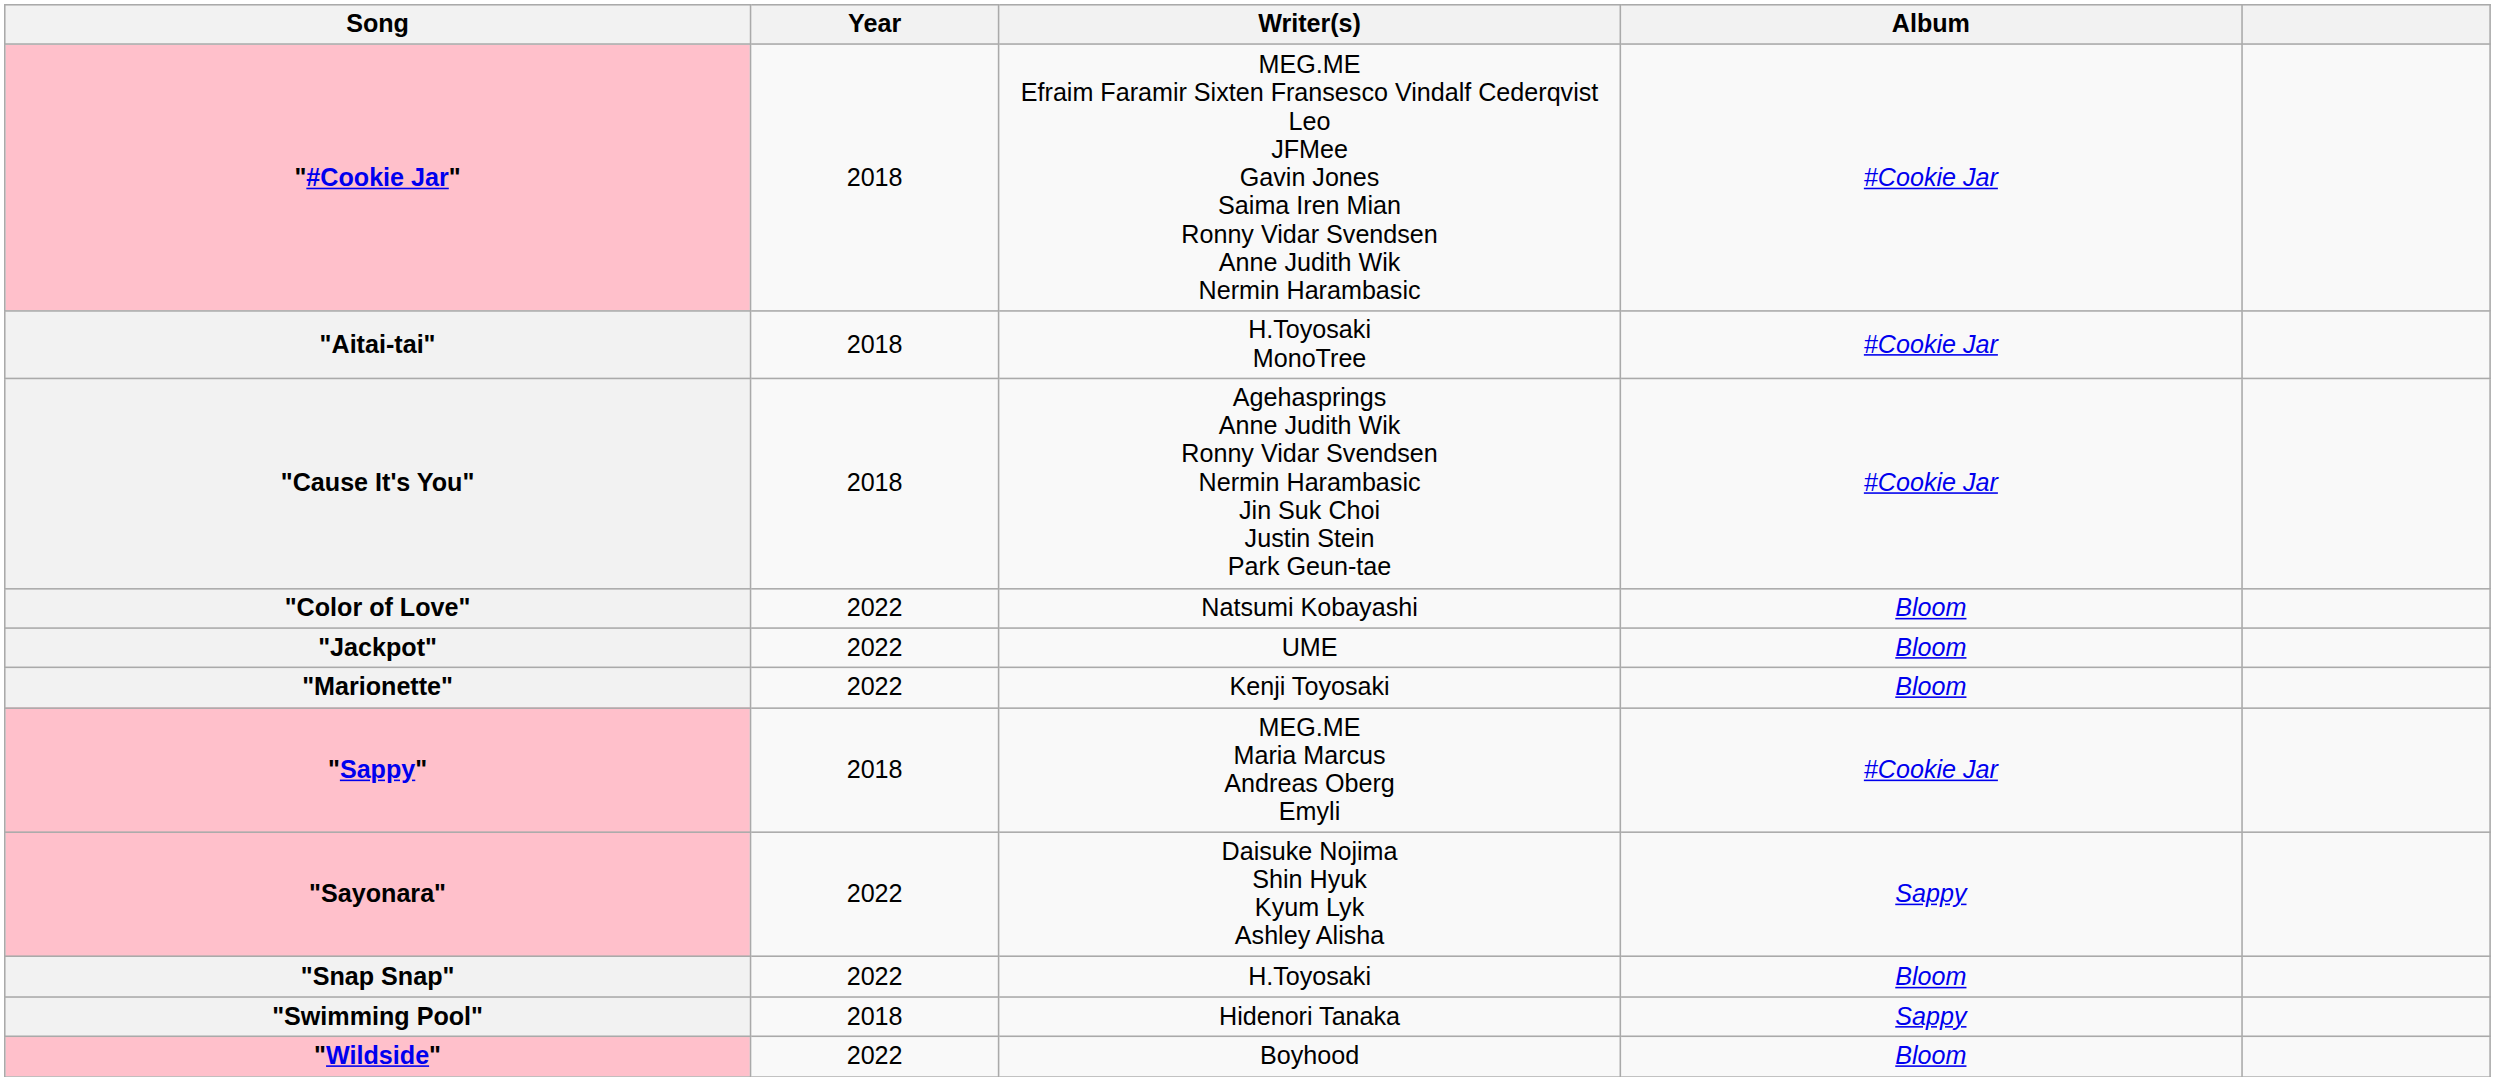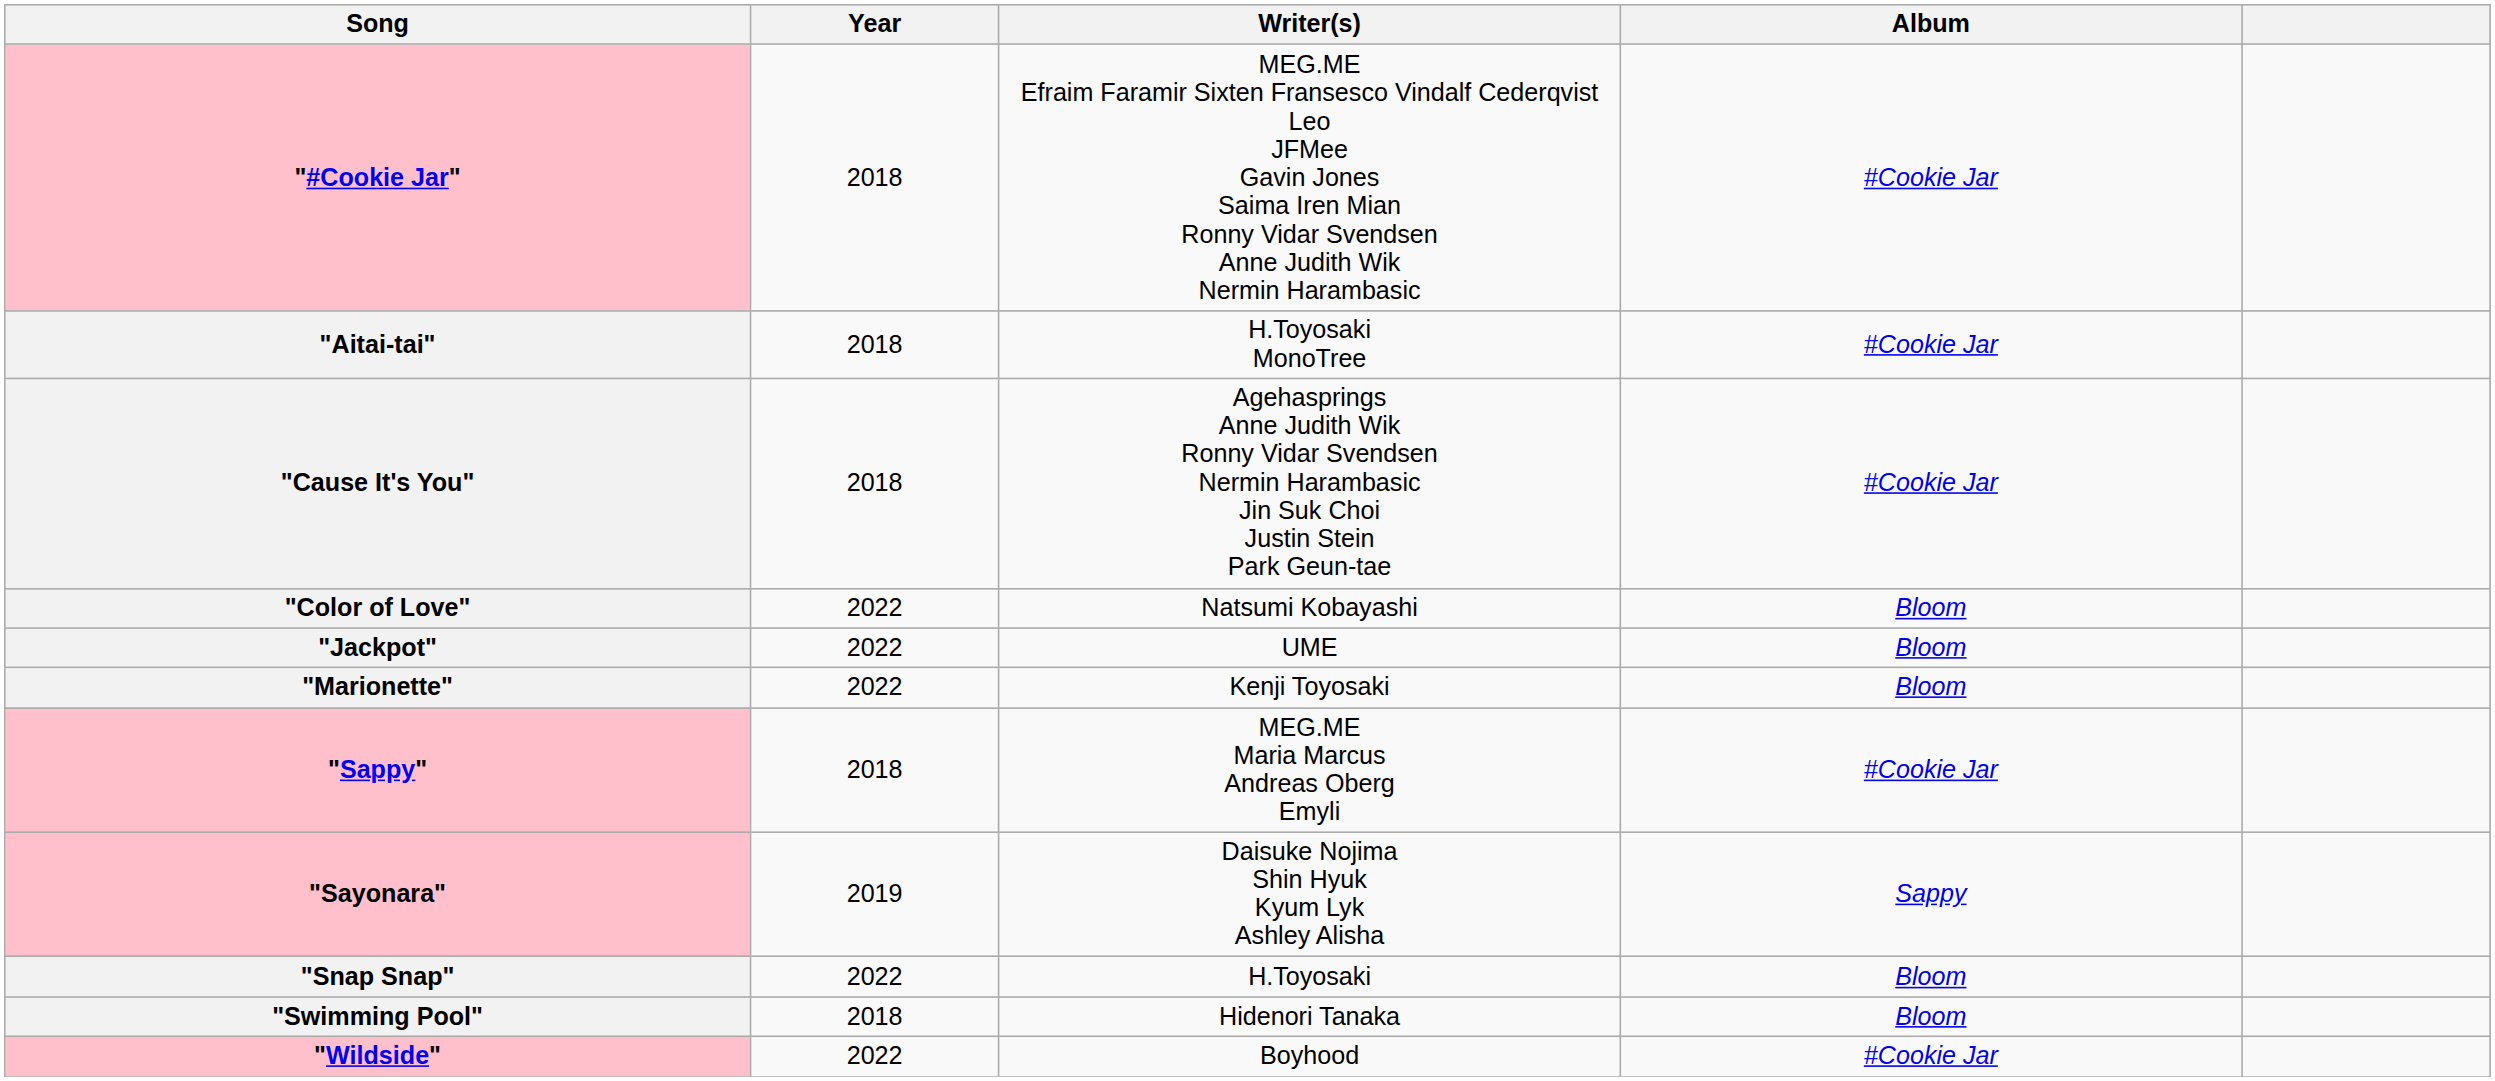(875, 894) 2022 -> (875, 894) 2019
(1931, 1016) Sappy -> (1931, 1016) Bloom
(1931, 1056) Bloom -> (1931, 1056) #Cookie Jar
